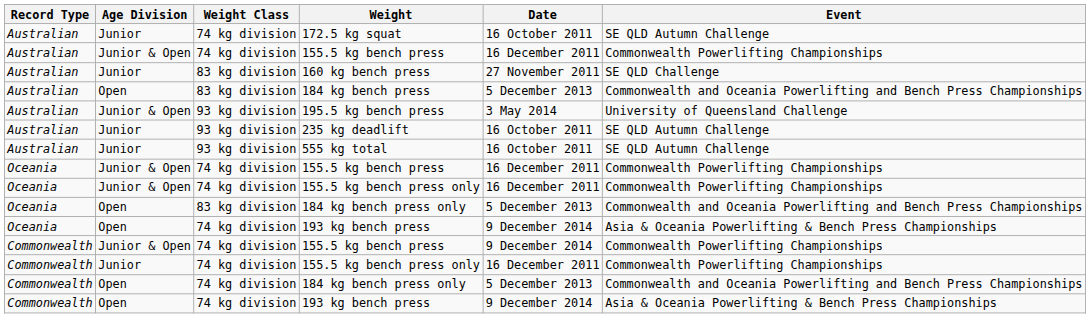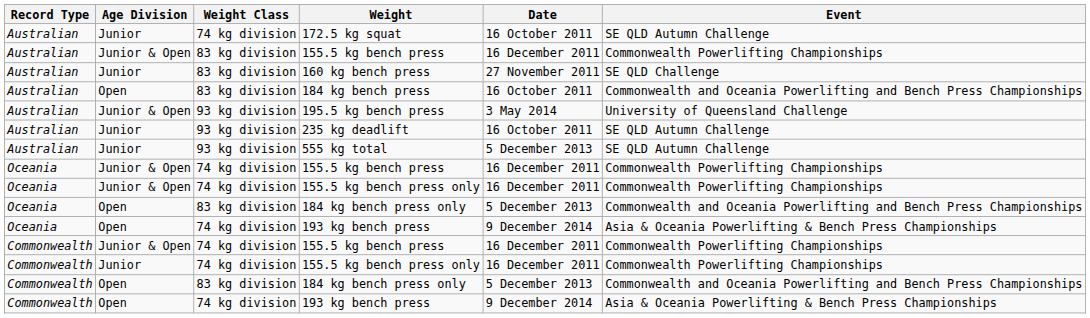(246, 53) 74 kg division -> (246, 53) 83 kg division
(539, 91) 5 December 2013 -> (539, 91) 16 October 2011
(539, 149) 16 October 2011 -> (539, 149) 5 December 2013
(539, 245) 9 December 2014 -> (543, 245) 16 December 2011
(246, 284) 74 kg division -> (246, 284) 83 kg division
